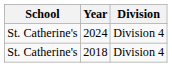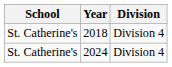rows swapped: (95, 52) <-> (95, 33)
